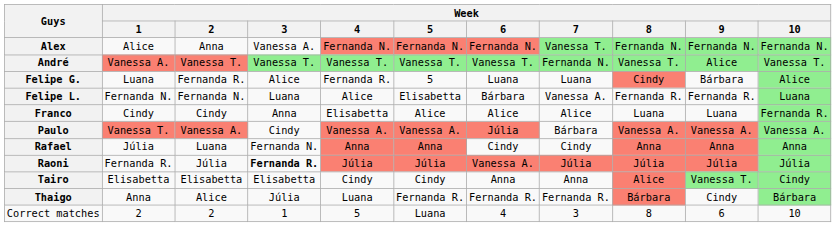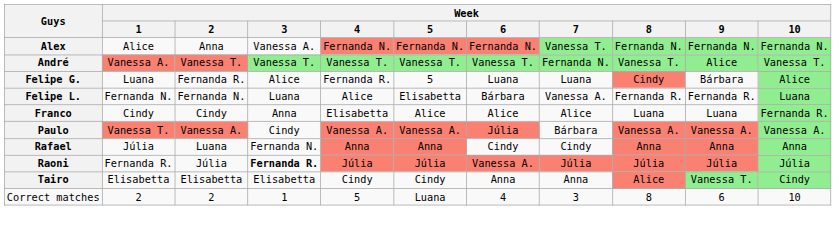- row: (53, 197)
